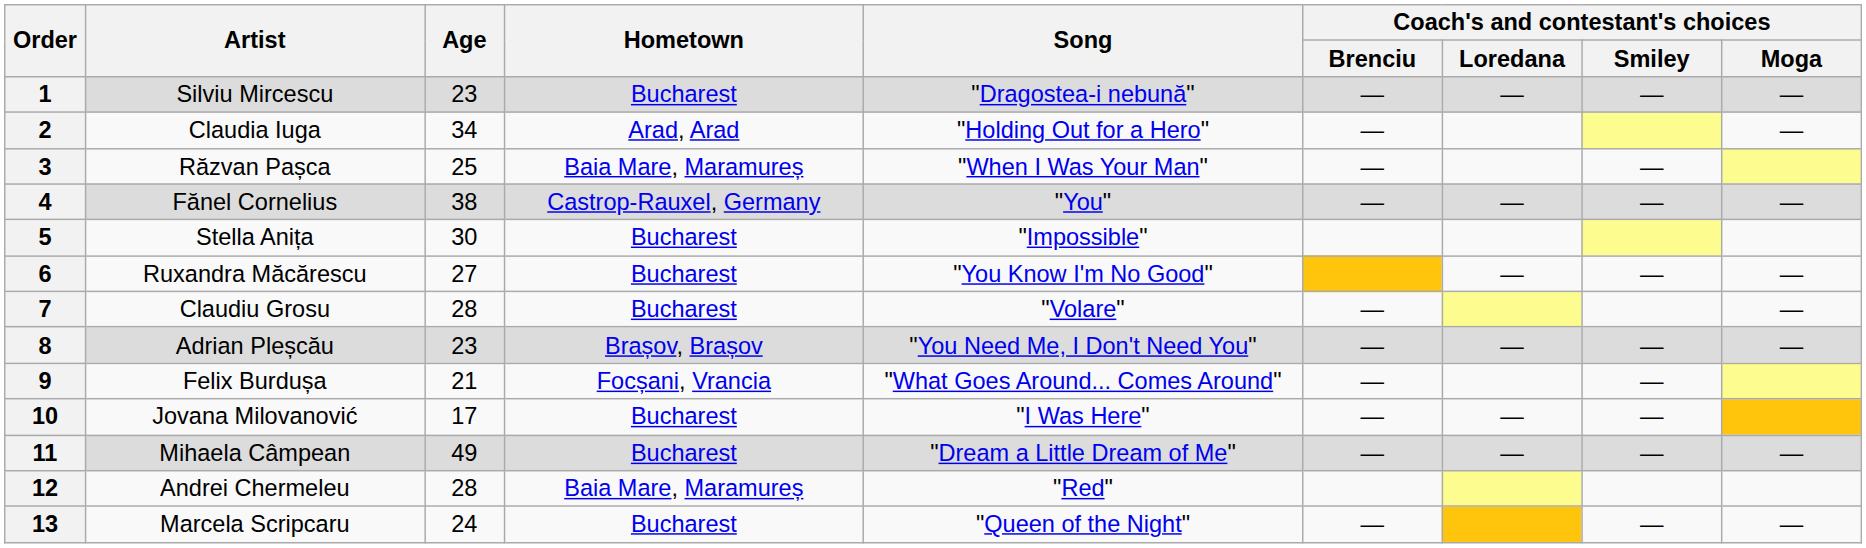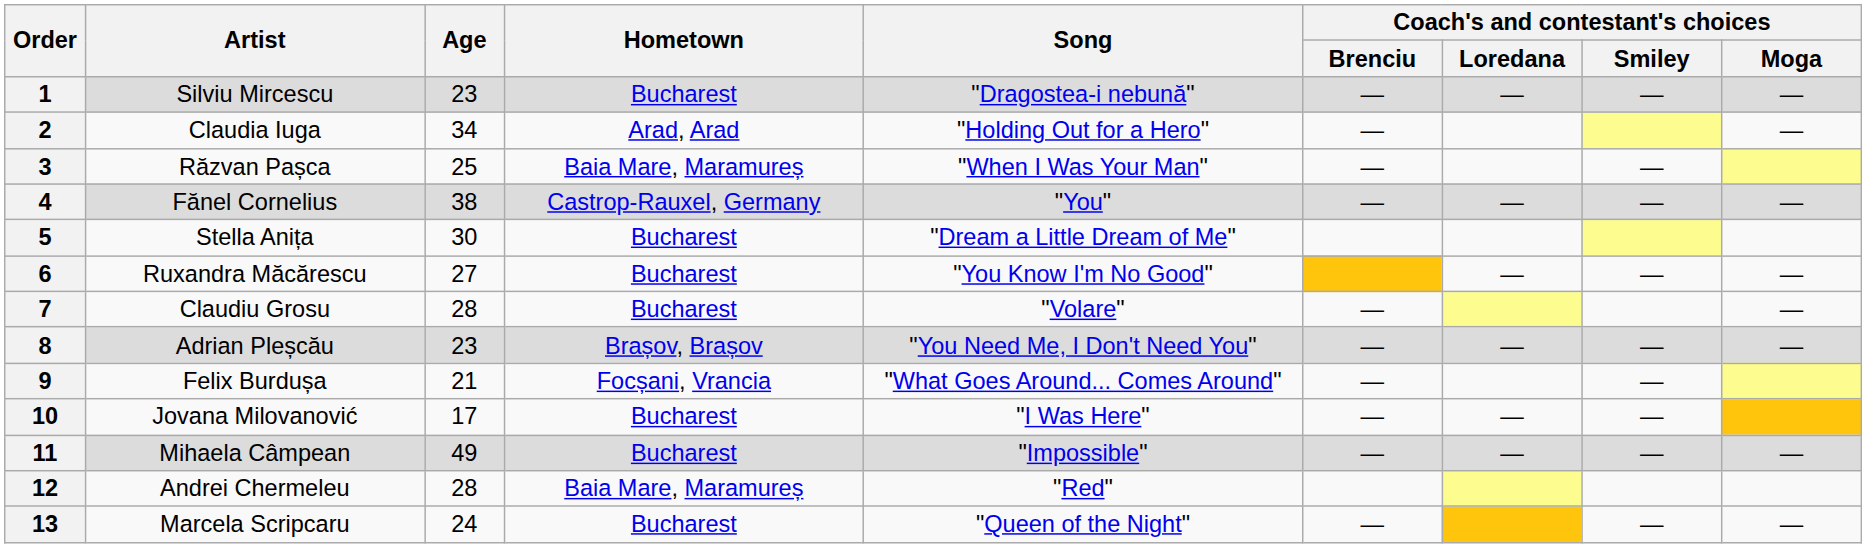(1083, 238) "Impossible" -> (1083, 238) "Dream a Little Dream of Me"
(1083, 453) "Dream a Little Dream of Me" -> (1083, 453) "Impossible"
